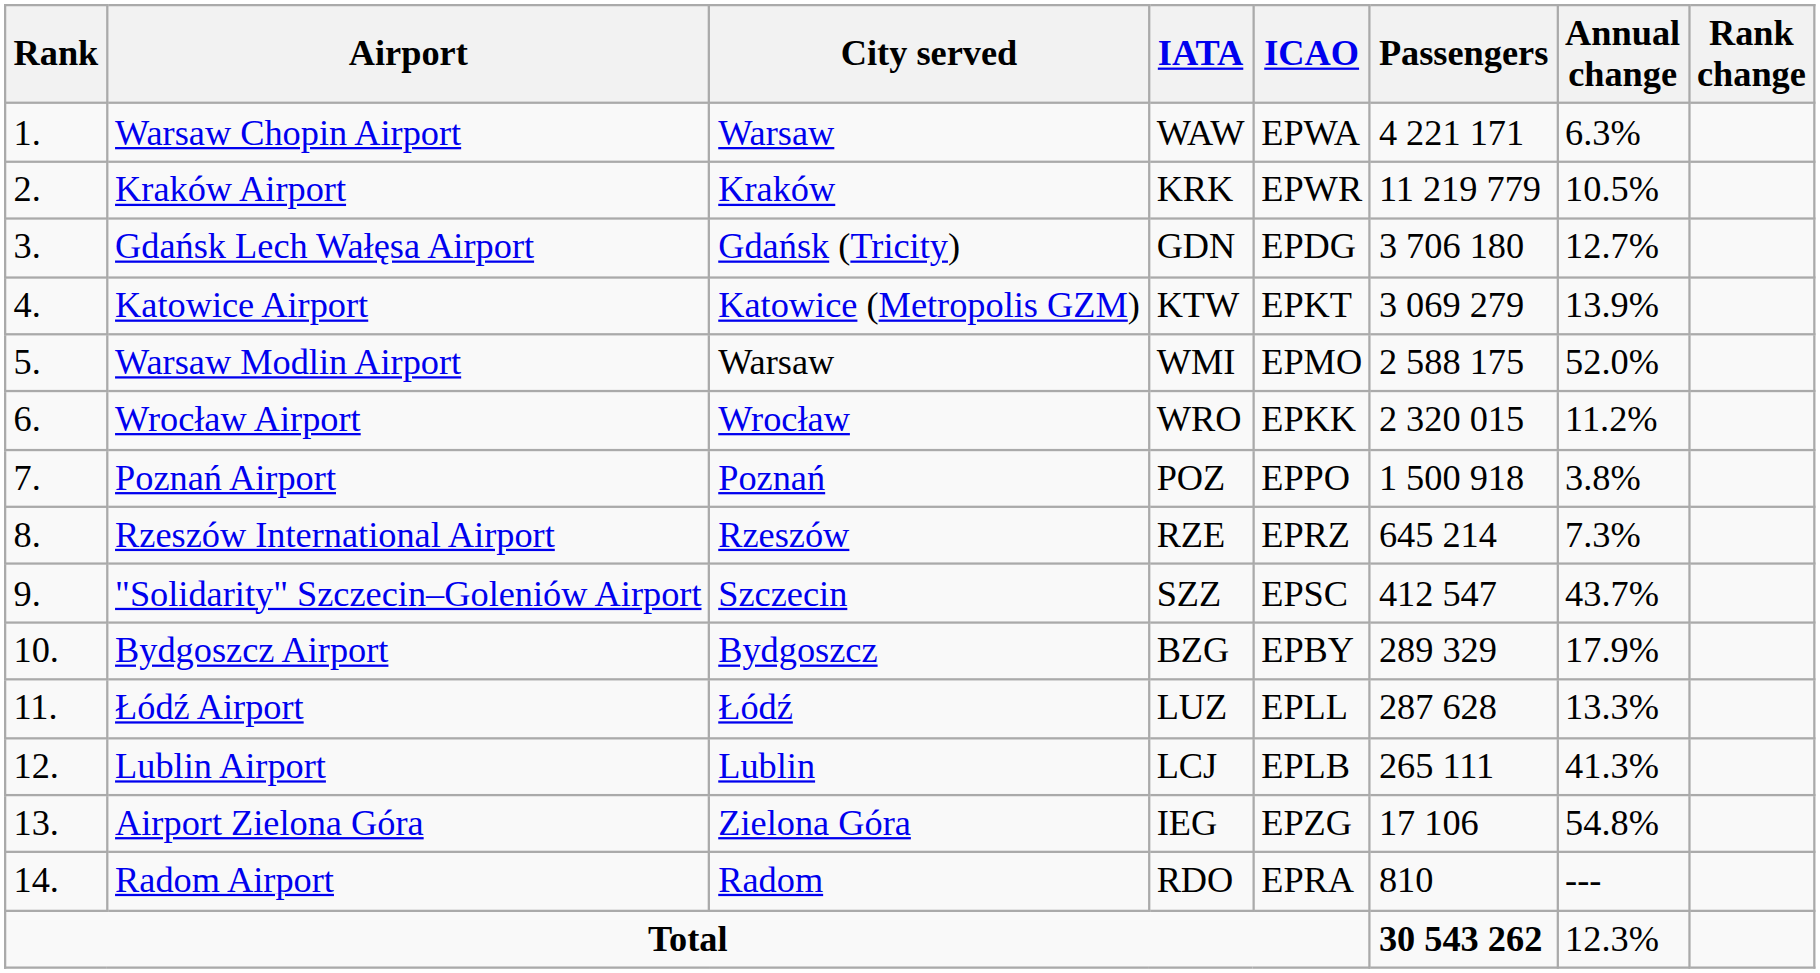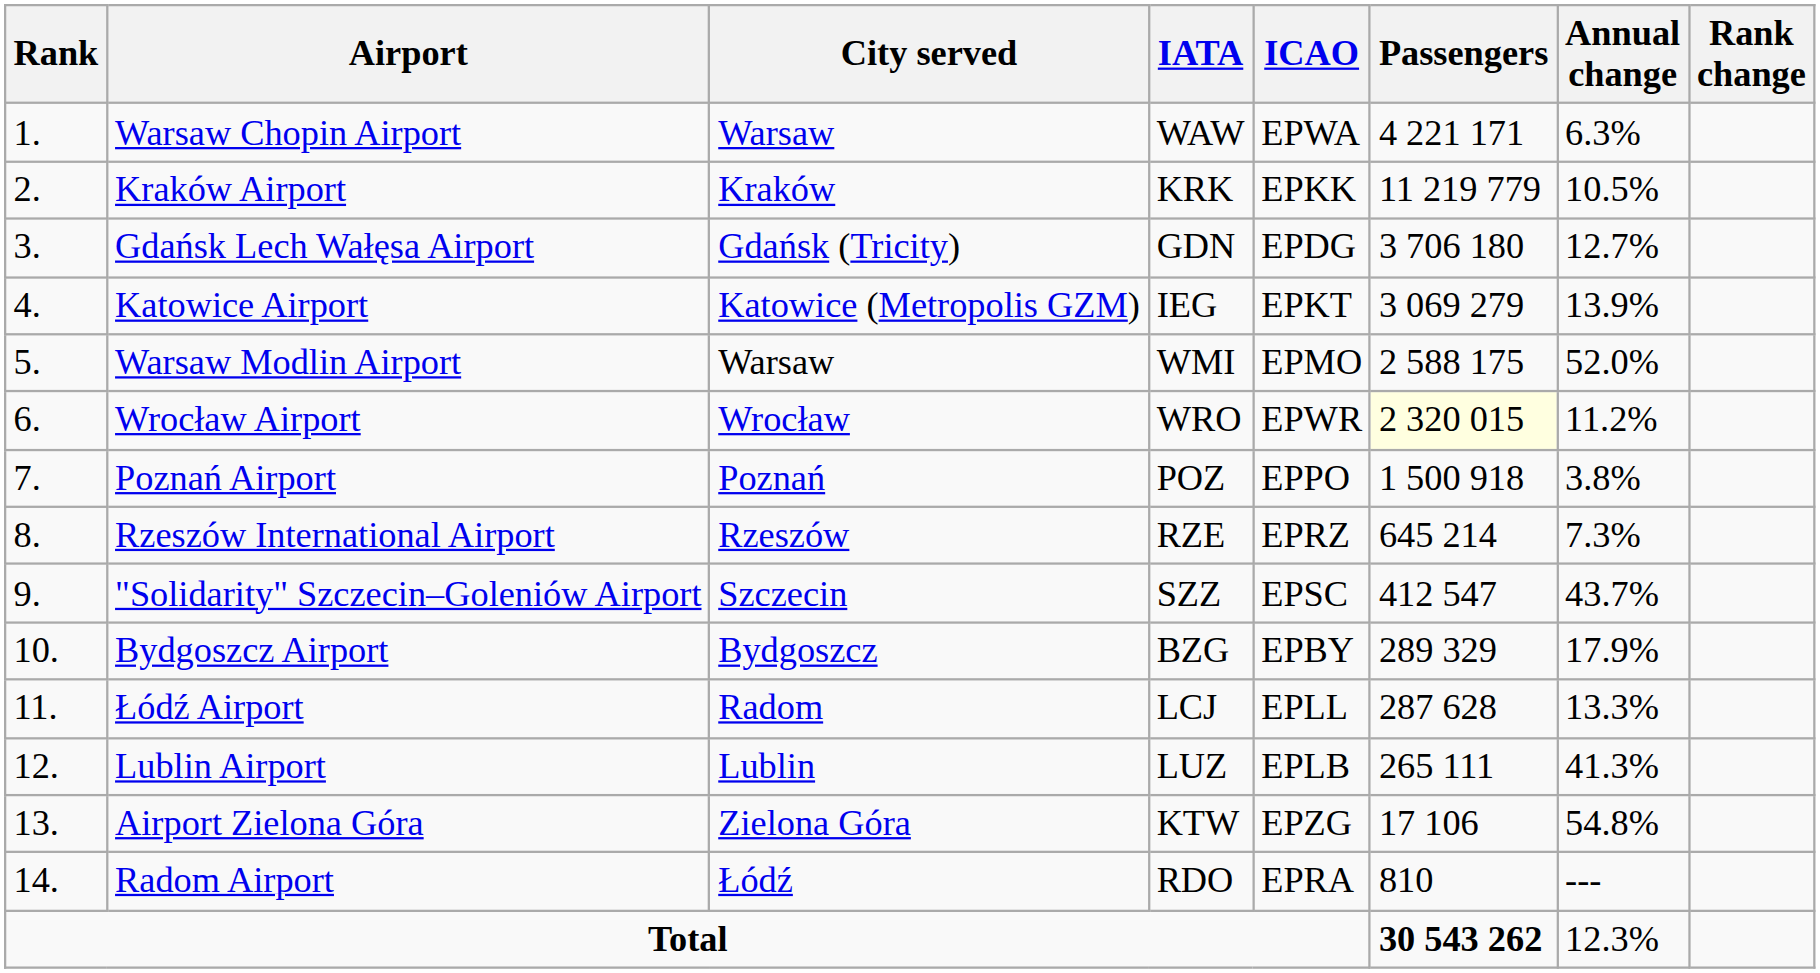(1312, 189) EPWR -> (1309, 189) EPKK
(1198, 304) KTW -> (1187, 304) IEG
(1309, 419) EPKK -> (1312, 419) EPWR
(1452, 419) no background -> (1452, 419) lightyellow background
(756, 707) Łódź -> (771, 707) Radom
(1192, 707) LUZ -> (1187, 707) LCJ
(1187, 765) LCJ -> (1192, 765) LUZ
(1187, 822) IEG -> (1198, 822) KTW
(771, 880) Radom -> (756, 880) Łódź
